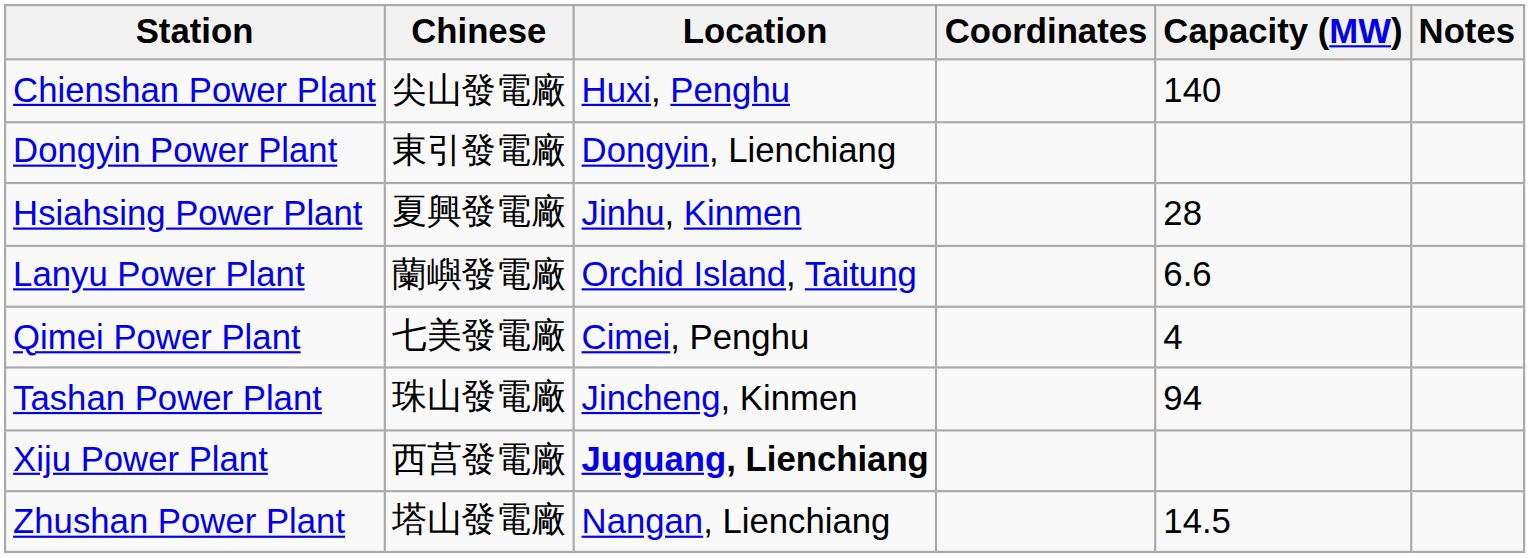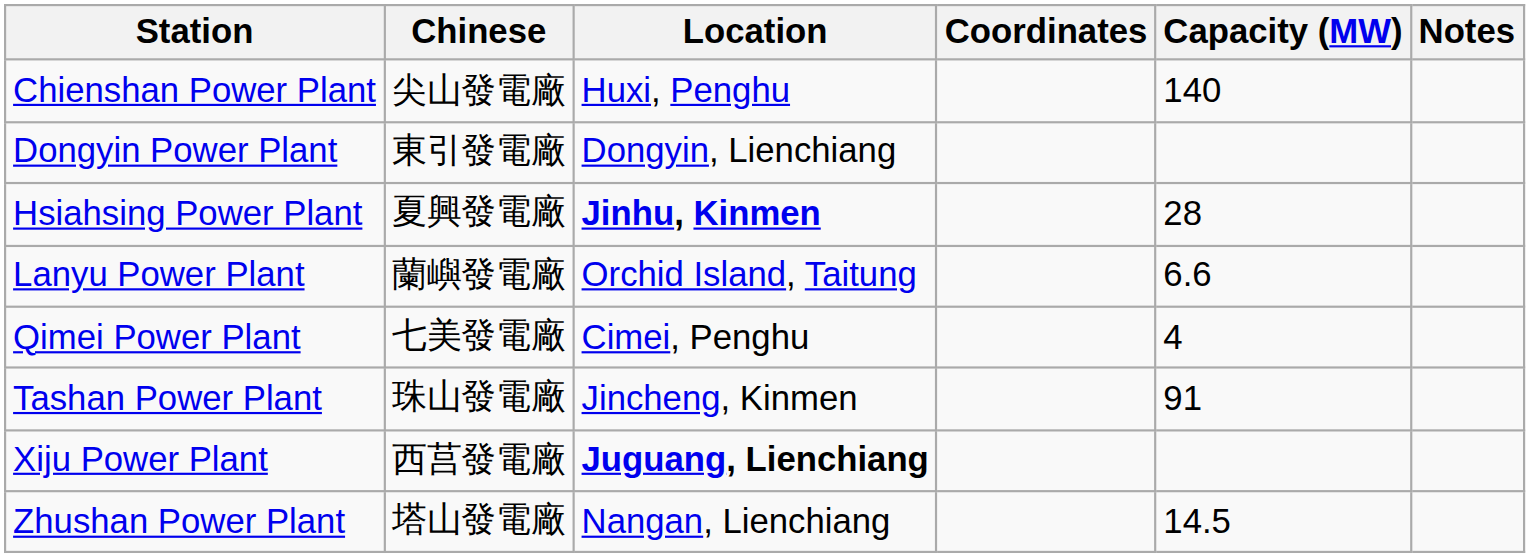(692, 213) normal -> (701, 213) bold
(1183, 398) 94 -> (1183, 398) 91
